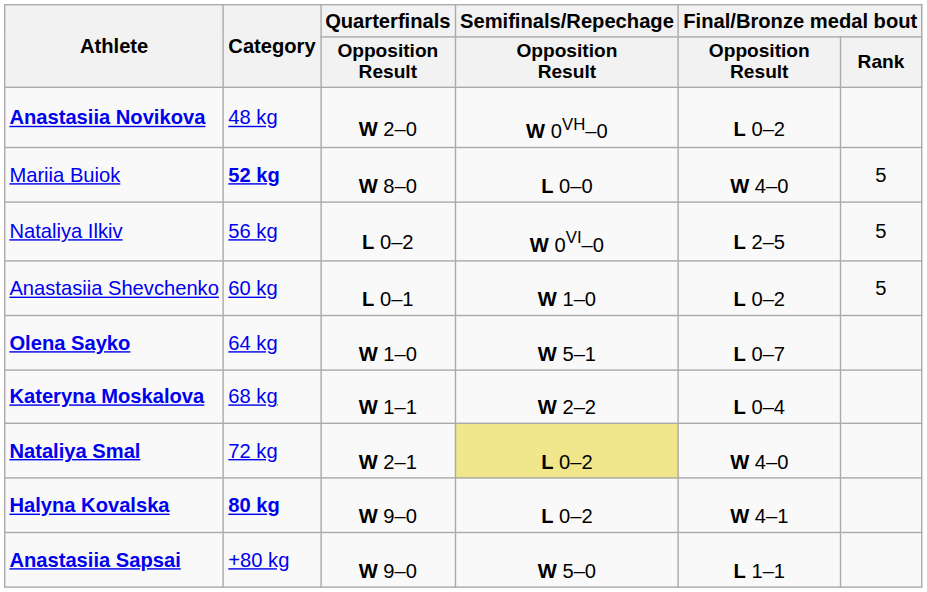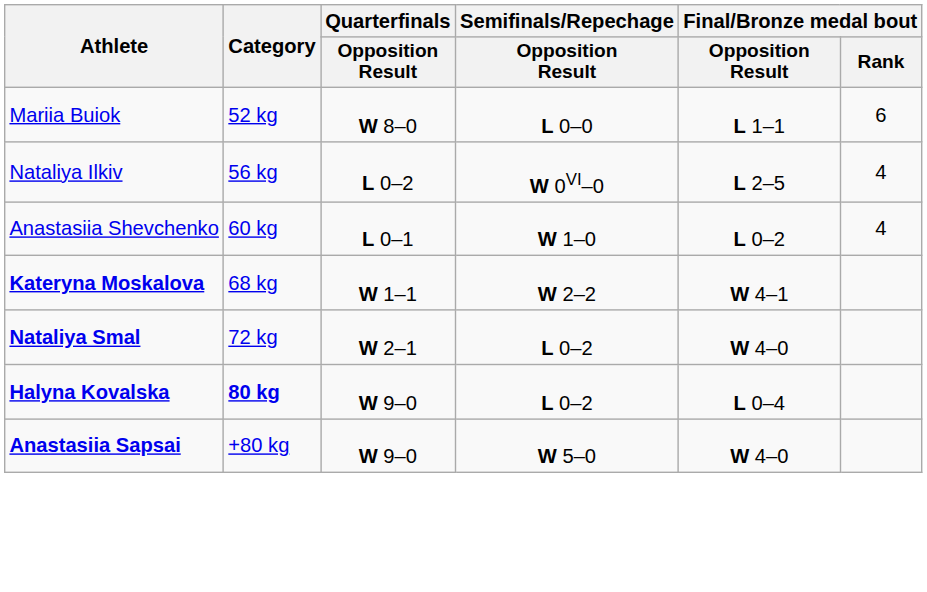- row: (107, 118)
(254, 175) bold -> (253, 115) normal
(759, 186) W 4–0 -> (759, 126) L 1–1
(881, 175) 5 -> (881, 115) 6
(881, 232) 5 -> (881, 172) 4
(881, 289) 5 -> (881, 229) 4
- row: (70, 343)
(759, 408) L 0–4 -> (759, 294) W 4–1
(567, 462) khaki background -> (567, 349) no background
(759, 517) W 4–1 -> (759, 403) L 0–4
(759, 571) L 1–1 -> (759, 457) W 4–0
